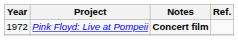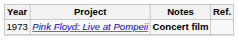(17, 27) 1972 -> (17, 27) 1973
